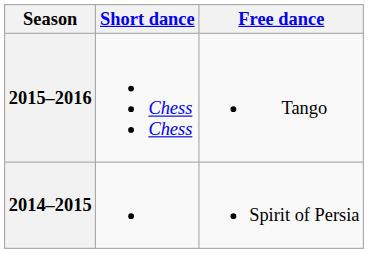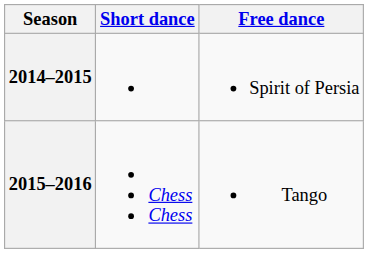rows swapped: (50, 97) <-> (50, 205)
